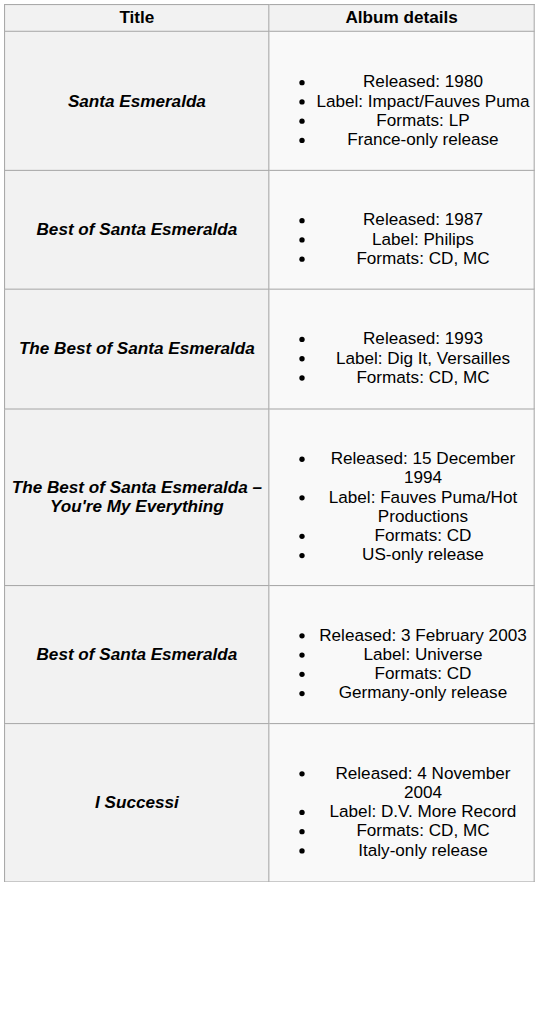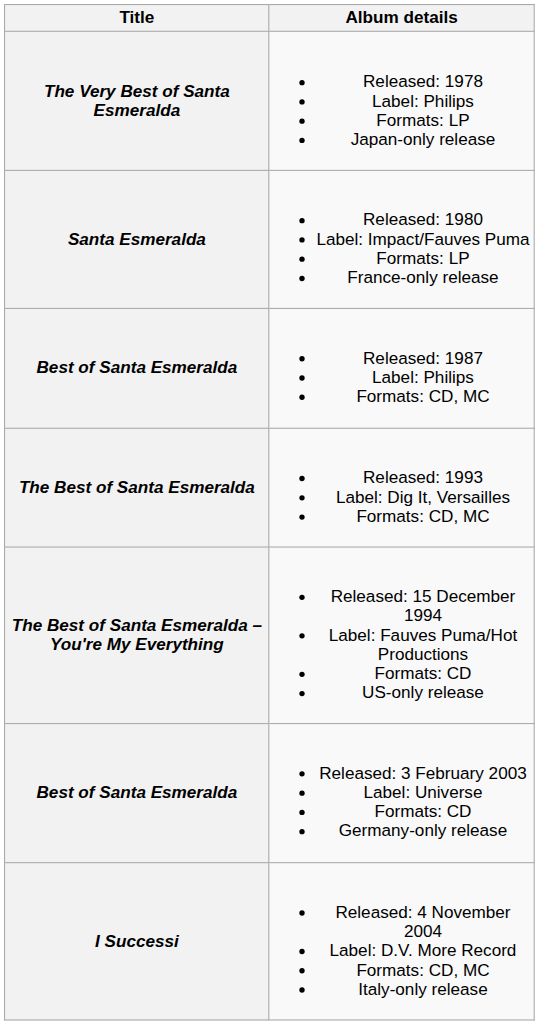+ row: (402, 111)
